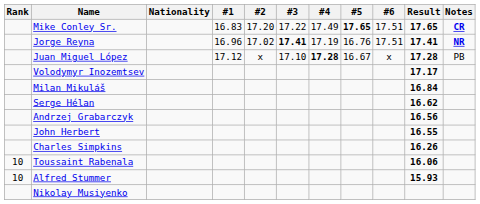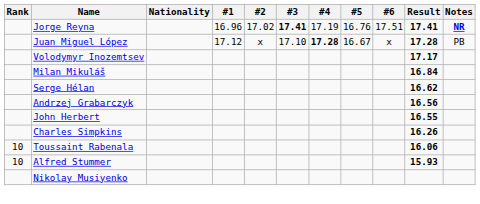- row: (75, 27)
